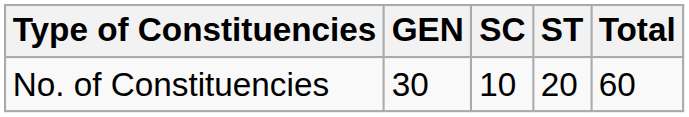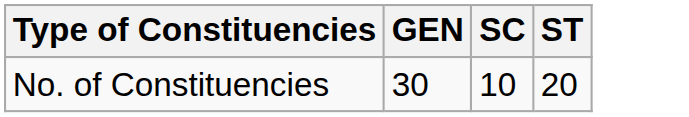- column: (637, 30)
